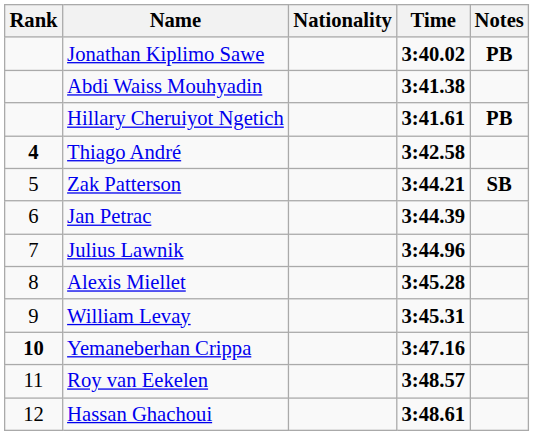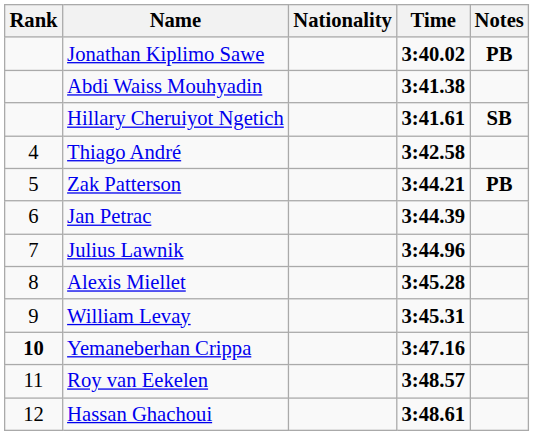(499, 119) PB -> (499, 119) SB
(33, 151) bold -> (33, 151) normal
(499, 184) SB -> (499, 184) PB
